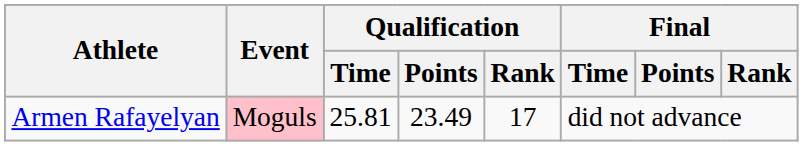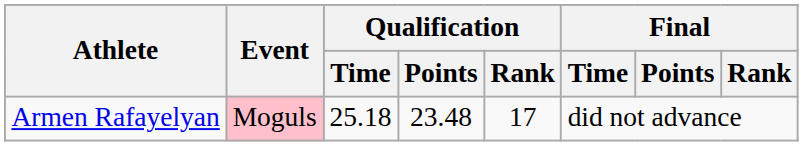(360, 118) 25.81 -> (360, 118) 25.18
(441, 118) 23.49 -> (441, 118) 23.48
